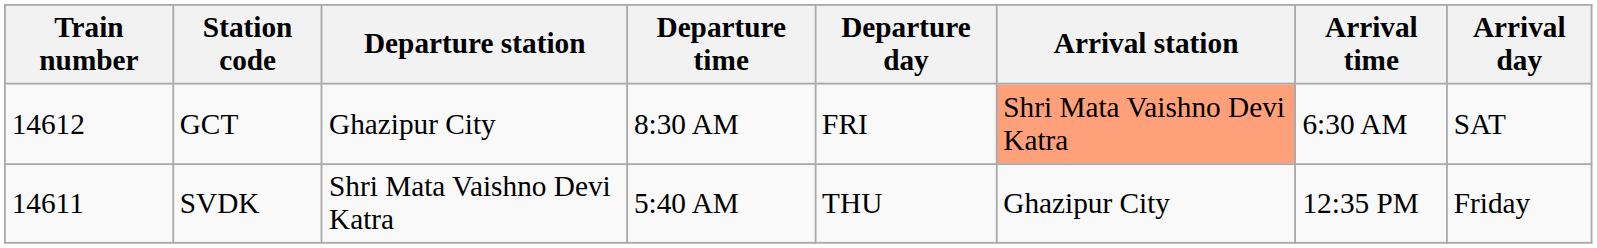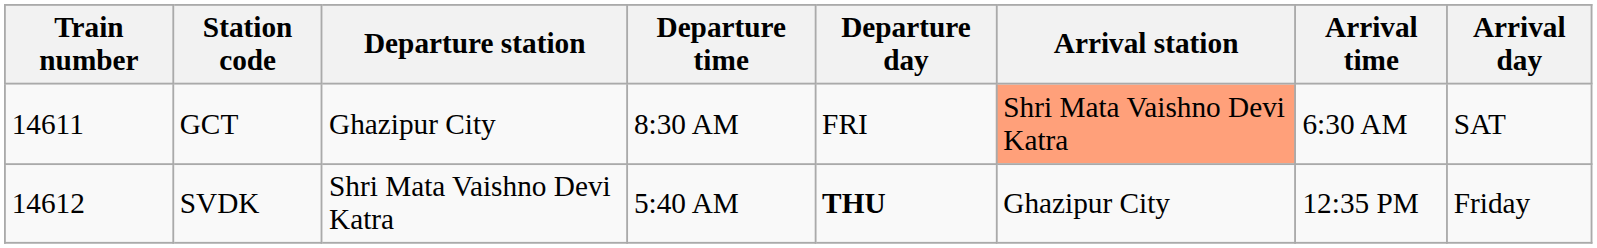(48, 123) 14612 -> (48, 123) 14611
(48, 202) 14611 -> (48, 202) 14612
(852, 202) normal -> (854, 202) bold
